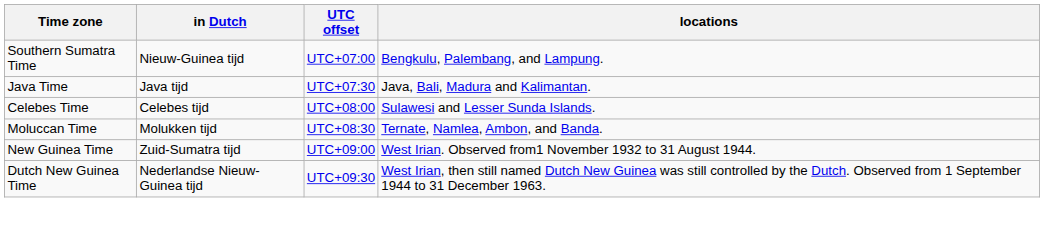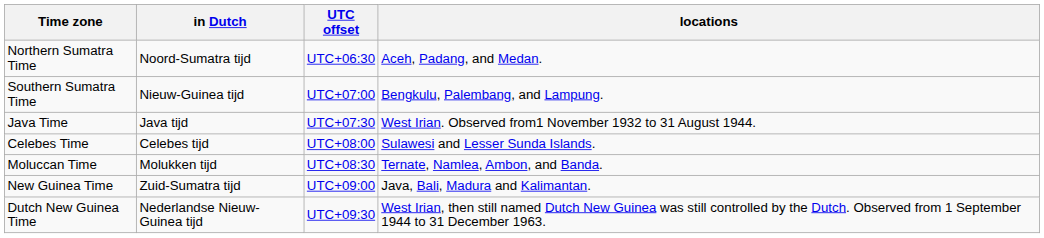+ row: (60, 58)
(486, 87) Java, Bali, Madura and Kalimantan. -> (569, 123) West Irian. Observed from1 November 1932 to 31 August 1944.
(569, 150) West Irian. Observed from1 November 1932 to 31 August 1944. -> (486, 186) Java, Bali, Madura and Kalimantan.
